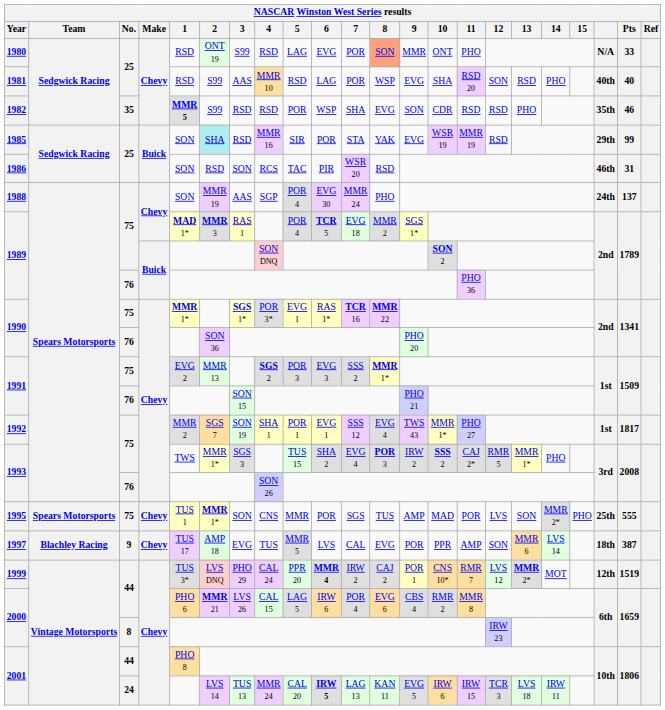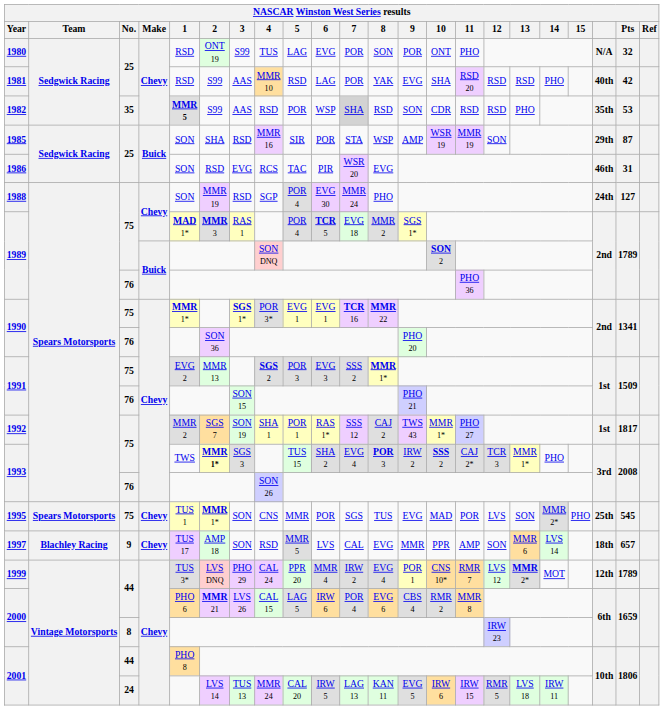(269, 52) RSD -> (269, 52) TUS
(385, 52) lightsalmon background -> (383, 52) no background
(414, 52) MMR -> (413, 52) POR
(629, 52) 33 -> (628, 52) 32
(385, 81) WSP -> (383, 81) YAK
(498, 81) SON -> (497, 81) RSD
(629, 81) 40 -> (628, 81) 42
(242, 110) RSD -> (242, 110) AAS
(356, 110) no background -> (354, 110) lightgrey background
(385, 110) EVG -> (383, 110) RSD
(629, 110) 46 -> (628, 110) 53
(215, 139) paleturquoise background -> (215, 139) no background
(385, 139) YAK -> (383, 139) WSP
(414, 139) EVG -> (413, 139) AMP
(498, 139) RSD -> (497, 139) SON
(629, 139) 99 -> (628, 139) 87
(242, 168) SON -> (242, 168) EVG
(385, 168) RSD -> (383, 168) EVG
(242, 197) AAS -> (242, 197) RSD
(629, 197) 137 -> (628, 197) 127
(326, 313) RAS 1* -> (326, 313) EVG 1
(326, 429) EVG 1 -> (326, 429) RAS 1*
(385, 429) EVG 4 -> (383, 429) CAJ 2
(215, 458) normal -> (215, 458) bold
(498, 458) RMR 5 -> (497, 458) TCR 3
(414, 516) AMP -> (413, 516) EVG
(629, 516) 555 -> (628, 516) 545
(242, 545) EVG -> (242, 545) SON
(269, 545) TUS -> (269, 545) RSD
(414, 545) POR -> (413, 545) MMR
(629, 545) 387 -> (628, 545) 657
(326, 574) bold -> (326, 573) normal
(385, 573) CAJ 2 -> (383, 573) EVG 4
(629, 574) 1519 -> (628, 574) 1789
(326, 690) bold -> (326, 689) normal
(498, 689) TCR 3 -> (497, 689) RMR 5
